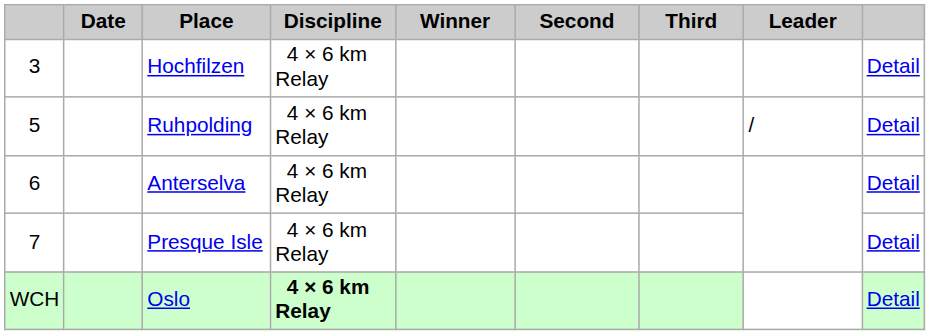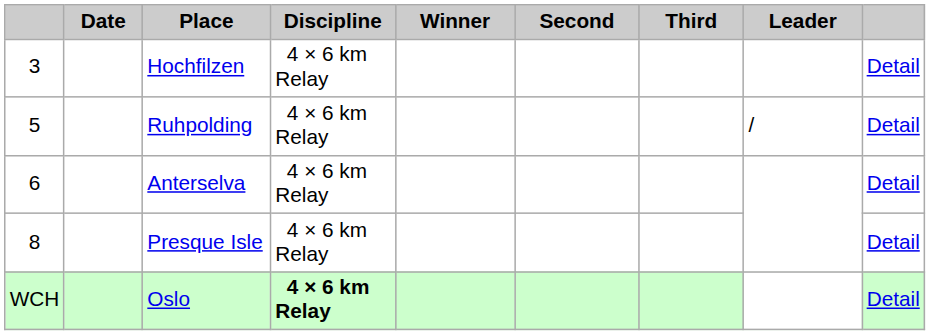(34, 241) 7 -> (34, 241) 8
